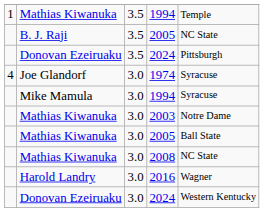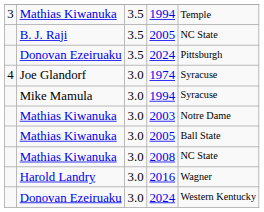(11, 14) 1 -> (11, 14) 3
